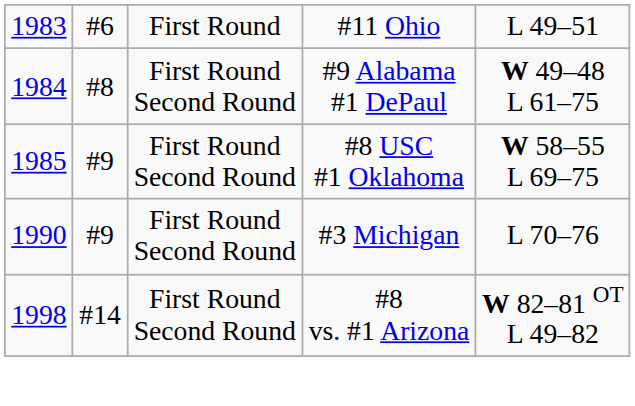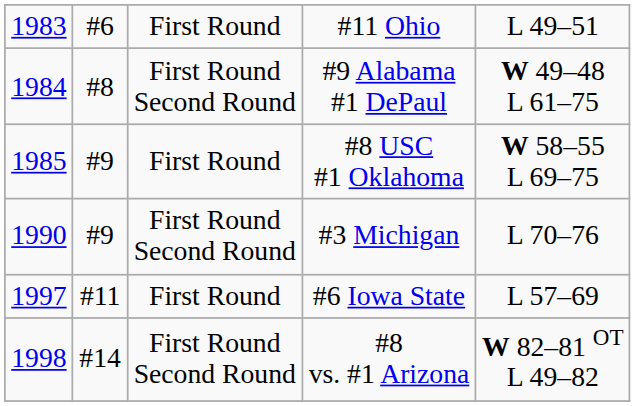(215, 160) First Round Second Round -> (215, 160) First Round
+ row: (389, 295)
